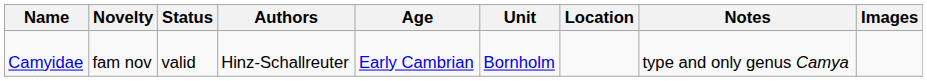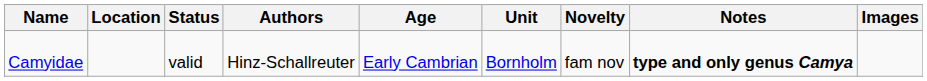columns swapped: (123, 17) <-> (599, 17)
(746, 62) normal -> (743, 62) bold
